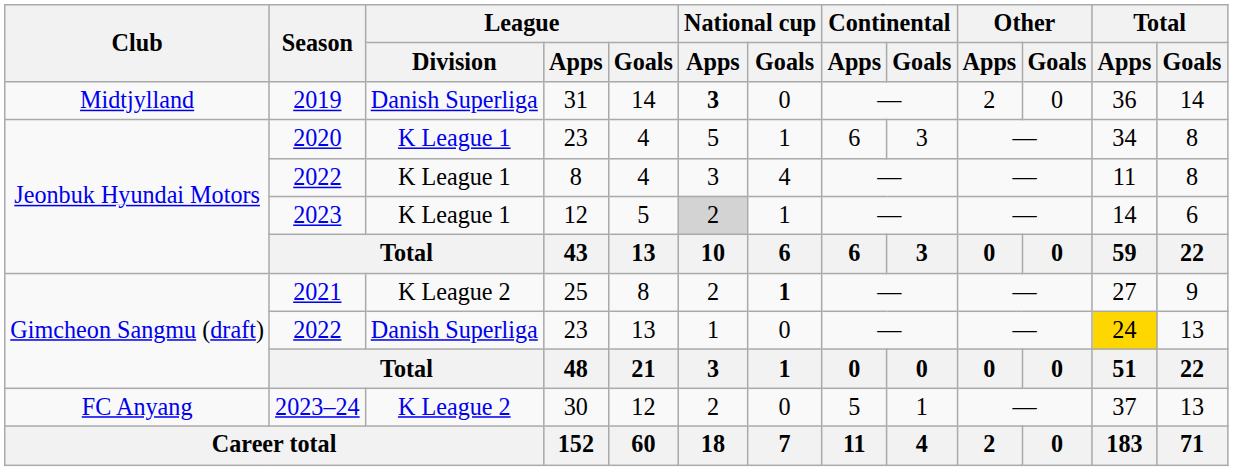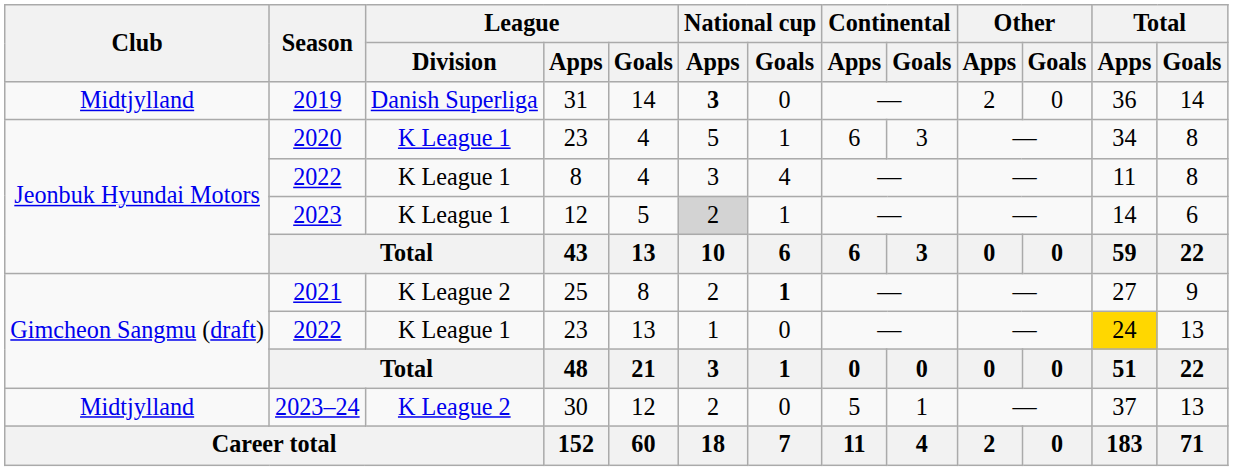(454, 330) Danish Superliga -> (454, 330) K League 1
(137, 406) FC Anyang -> (137, 406) Midtjylland
